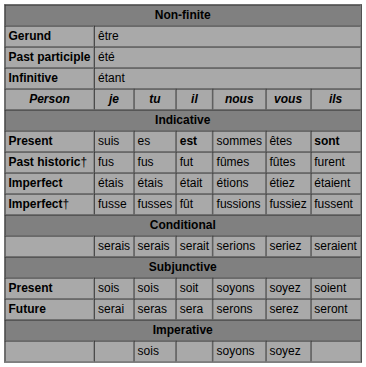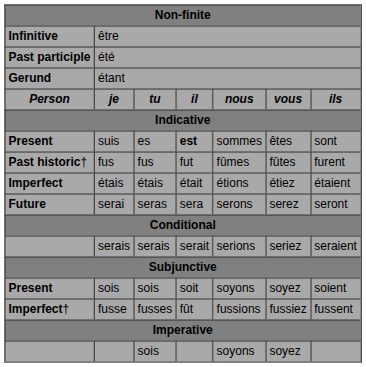(30, 36) Gerund -> (33, 36) Infinitive
(33, 78) Infinitive -> (30, 78) Gerund
(327, 141) bold -> (326, 141) normal
rows swapped: (111, 309) <-> (112, 204)
